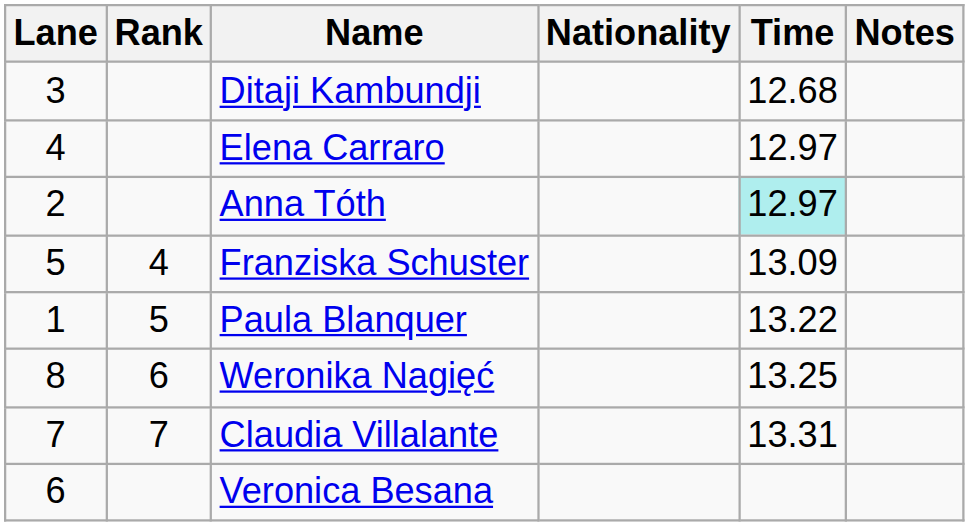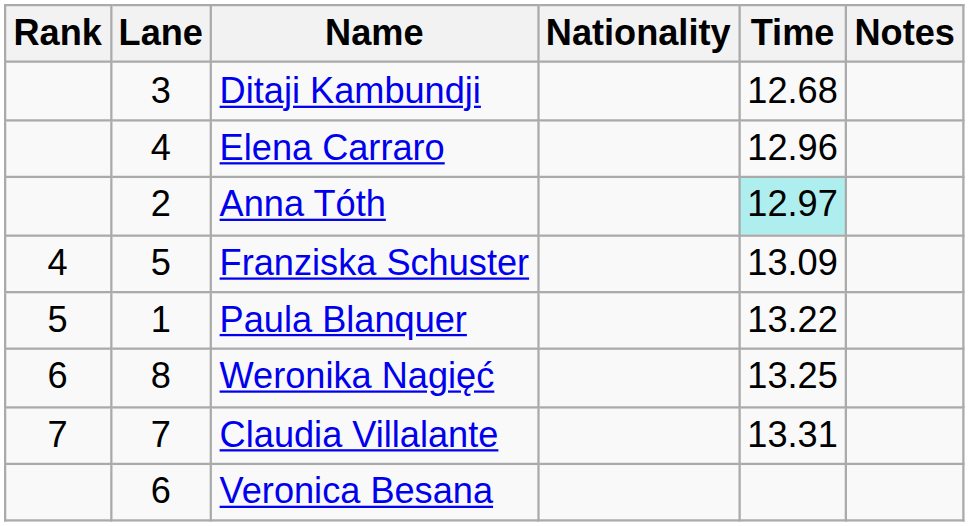columns swapped: (159, 33) <-> (56, 33)
(793, 147) 12.97 -> (793, 147) 12.96
